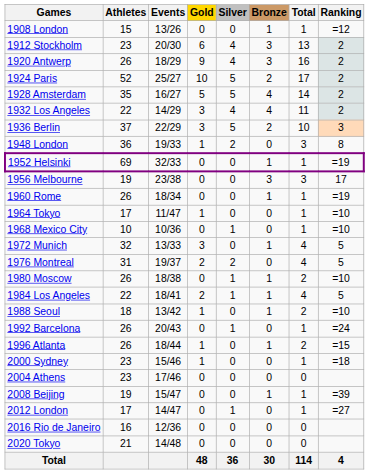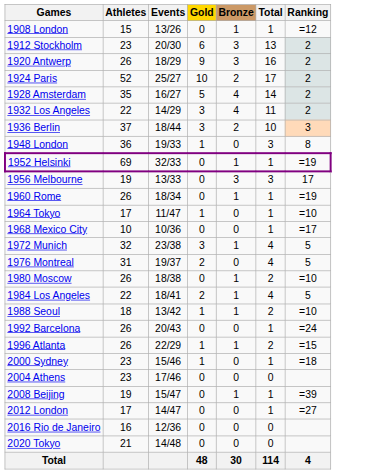- column: (233, 12)
(168, 128) 22/29 -> (168, 128) 18/44
(168, 180) 23/38 -> (168, 180) 13/33
(341, 229) =10 -> (308, 229) =17
(168, 246) 13/33 -> (168, 246) 23/38
(168, 345) 18/44 -> (168, 345) 22/29
